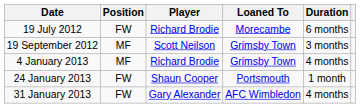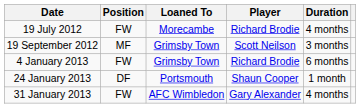columns swapped: (185, 12) <-> (263, 12)
(327, 29) 6 months -> (327, 29) 4 months
(123, 62) MF -> (123, 62) FW
(327, 62) 4 months -> (327, 62) 6 months
(123, 78) FW -> (123, 78) DF
